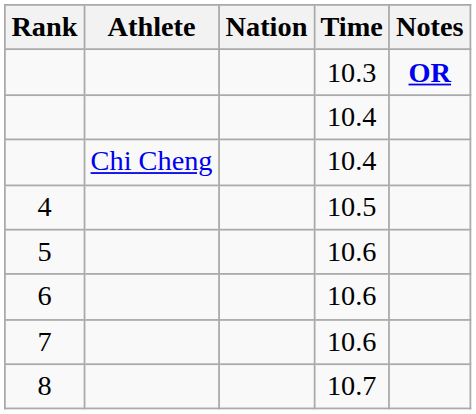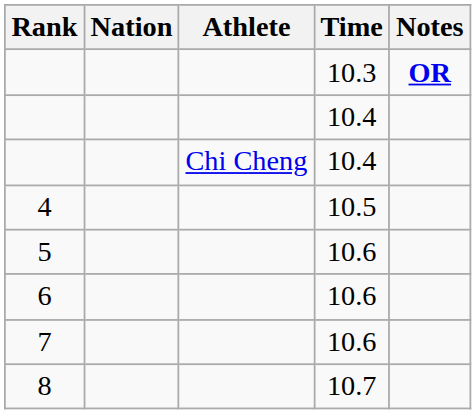columns swapped: (152, 26) <-> (266, 26)
